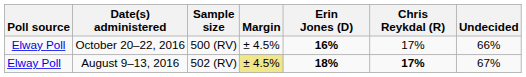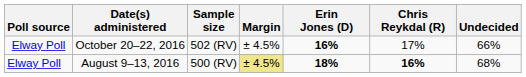(214, 45) 500 (RV) -> (214, 45) 502 (RV)
(214, 64) 502 (RV) -> (214, 64) 500 (RV)
(413, 64) 17% -> (413, 64) 16%
(489, 64) 67% -> (489, 64) 68%
